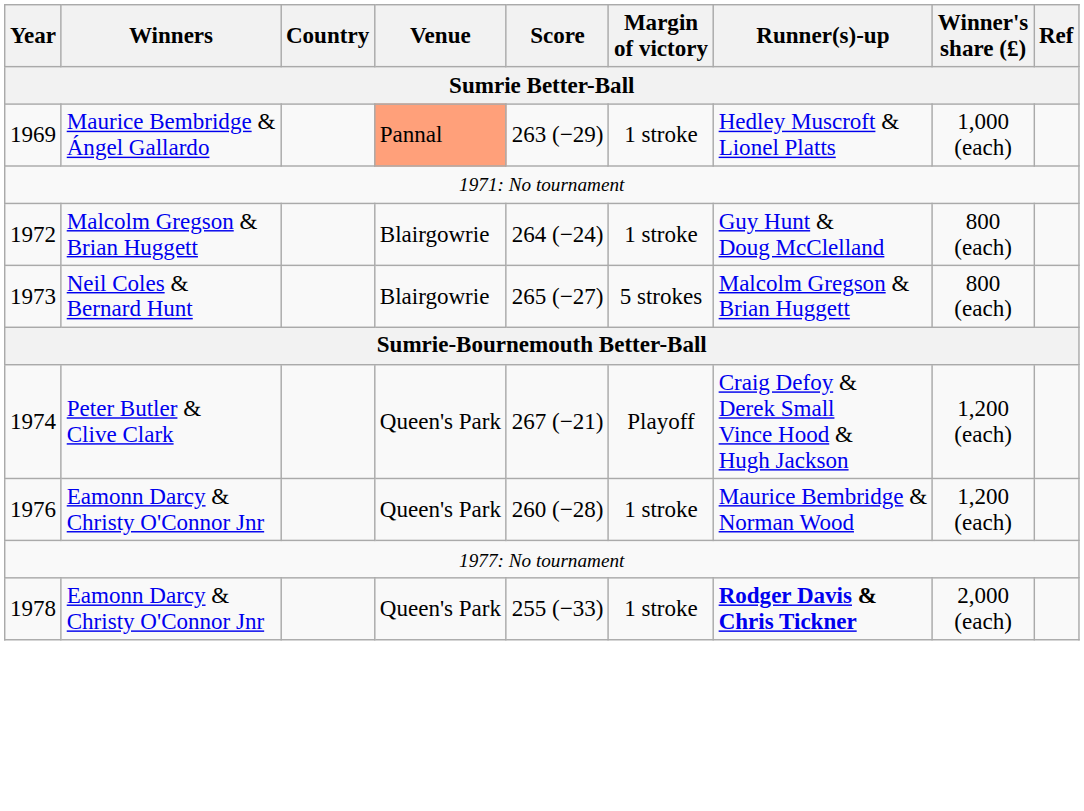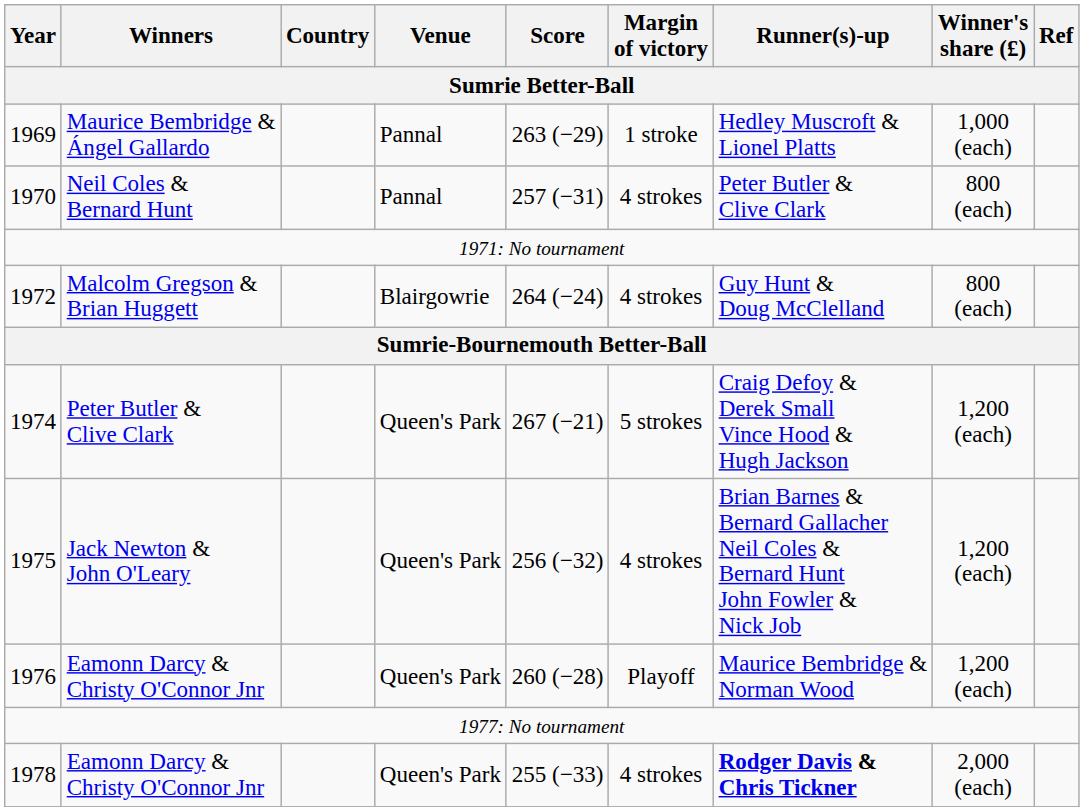(411, 134) lightsalmon background -> (411, 134) no background
+ row: (33, 197)
(661, 233) 1 stroke -> (661, 296) 4 strokes
- row: (33, 296)
(661, 421) Playoff -> (661, 421) 5 strokes
+ row: (33, 561)
(661, 509) 1 stroke -> (661, 675) Playoff
(661, 608) 1 stroke -> (661, 774) 4 strokes
